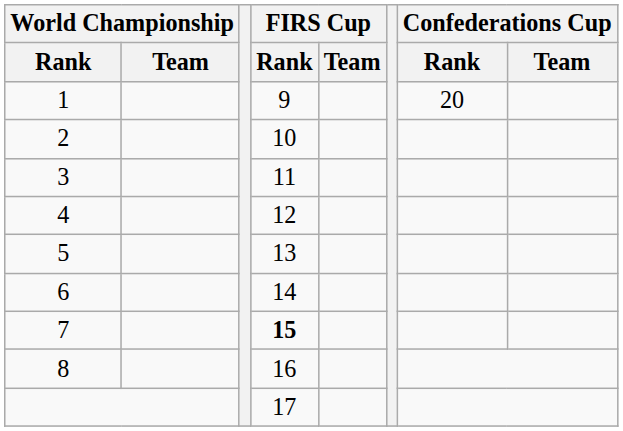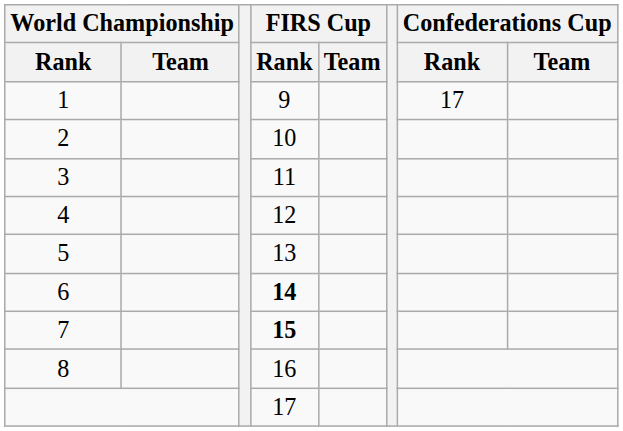(452, 100) 20 -> (452, 100) 17
(284, 291) normal -> (284, 291) bold
